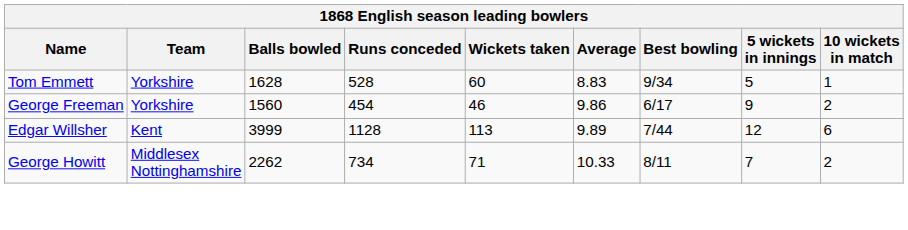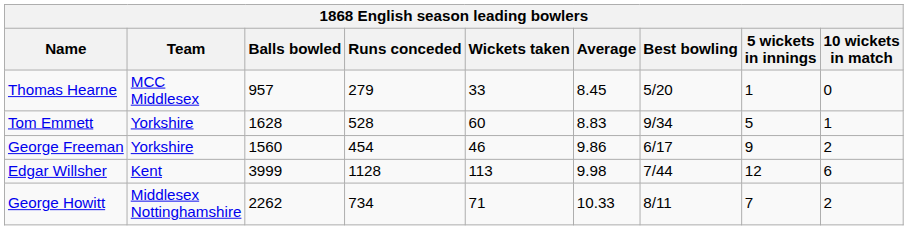+ row: (62, 90)
(592, 130) 9.89 -> (592, 171) 9.98
